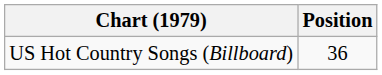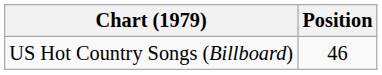(337, 52) 36 -> (337, 52) 46
